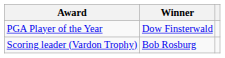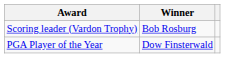rows swapped: (55, 28) <-> (72, 45)
